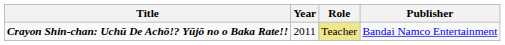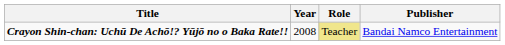(305, 31) 2011 -> (305, 31) 2008
